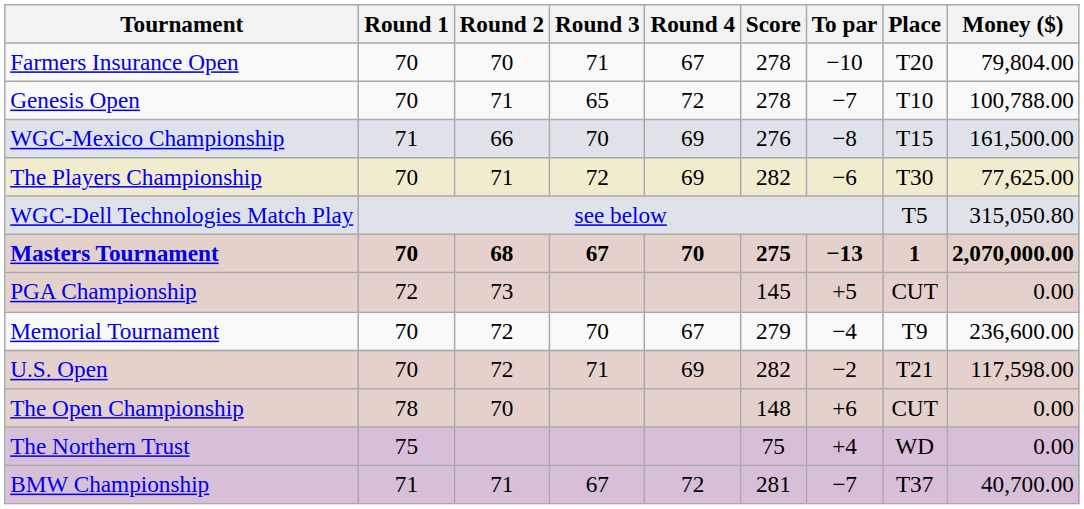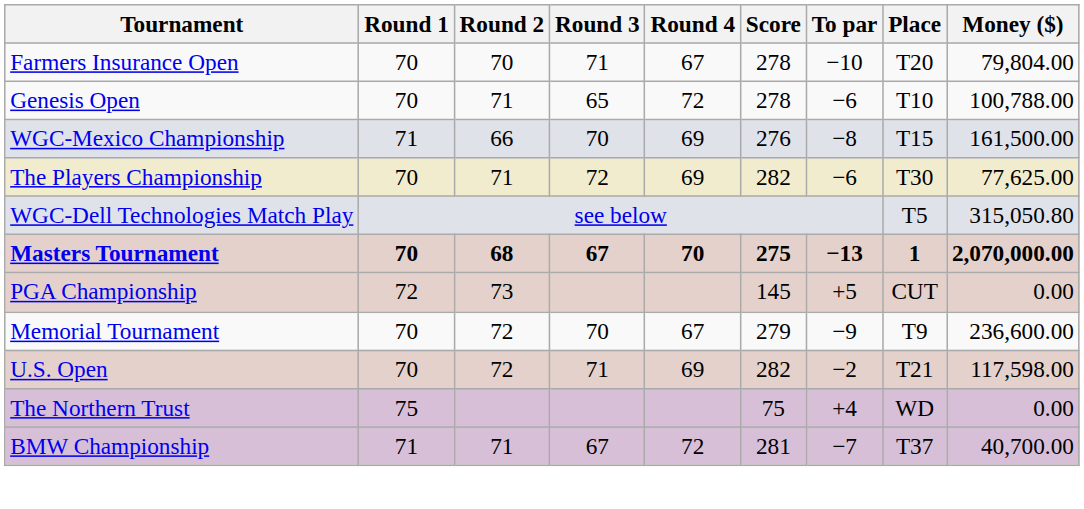(845, 100) −7 -> (845, 100) −6
(845, 330) −4 -> (845, 330) −9
- row: (127, 407)
